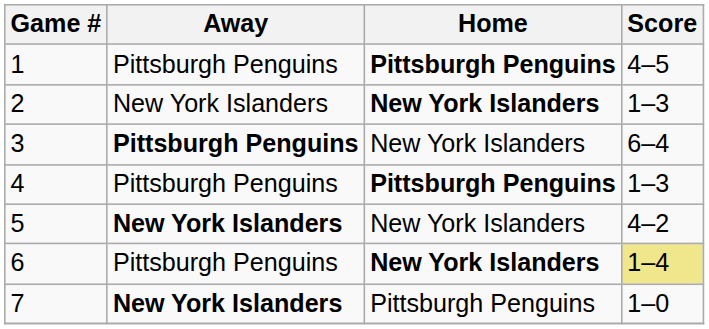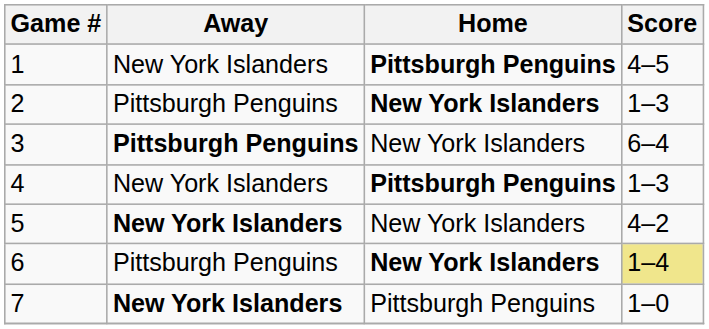(225, 64) Pittsburgh Penguins -> (220, 64) New York Islanders
(220, 104) New York Islanders -> (225, 104) Pittsburgh Penguins
(225, 183) Pittsburgh Penguins -> (220, 183) New York Islanders
